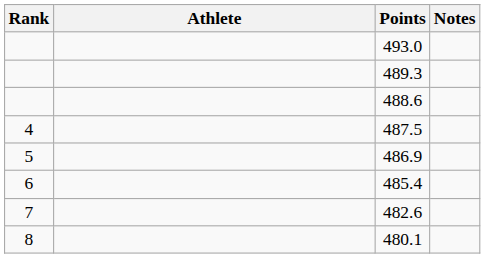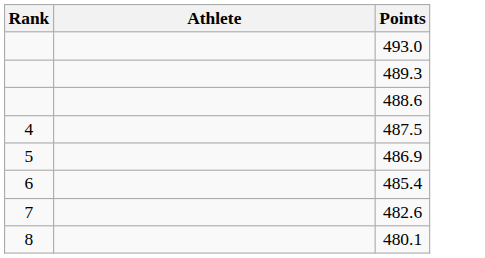- column: (455, 18)
